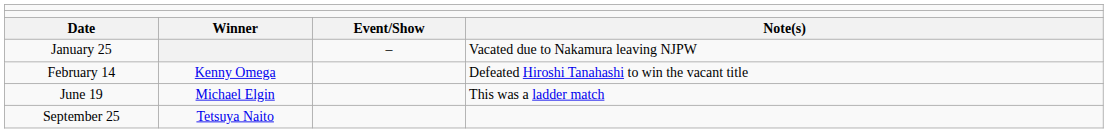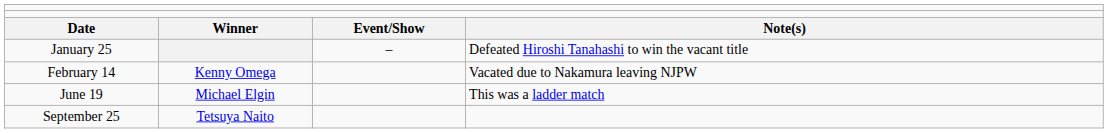(583, 50) Vacated due to Nakamura leaving NJPW -> (609, 50) Defeated Hiroshi Tanahashi to win the vacant title
(609, 72) Defeated Hiroshi Tanahashi to win the vacant title -> (583, 72) Vacated due to Nakamura leaving NJPW
